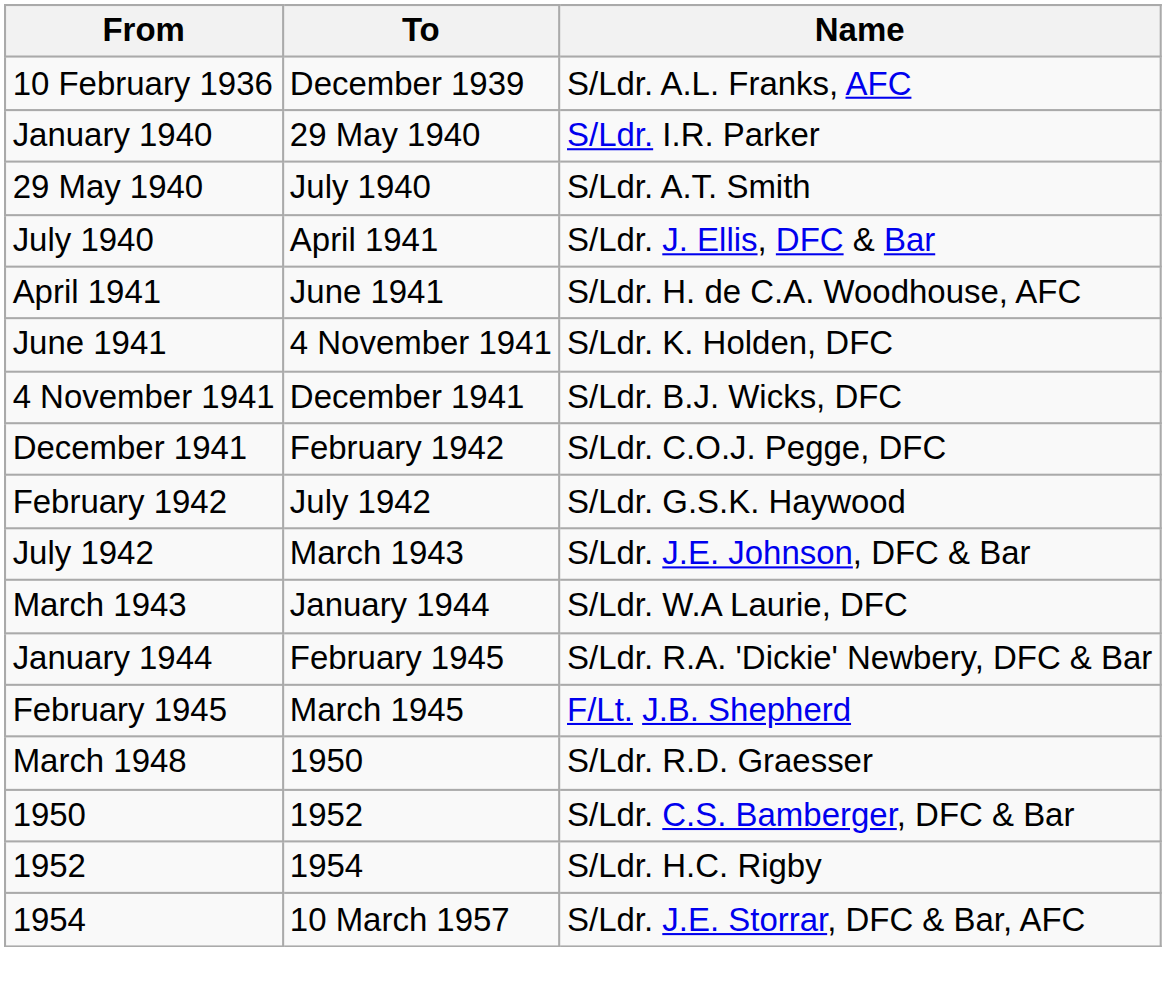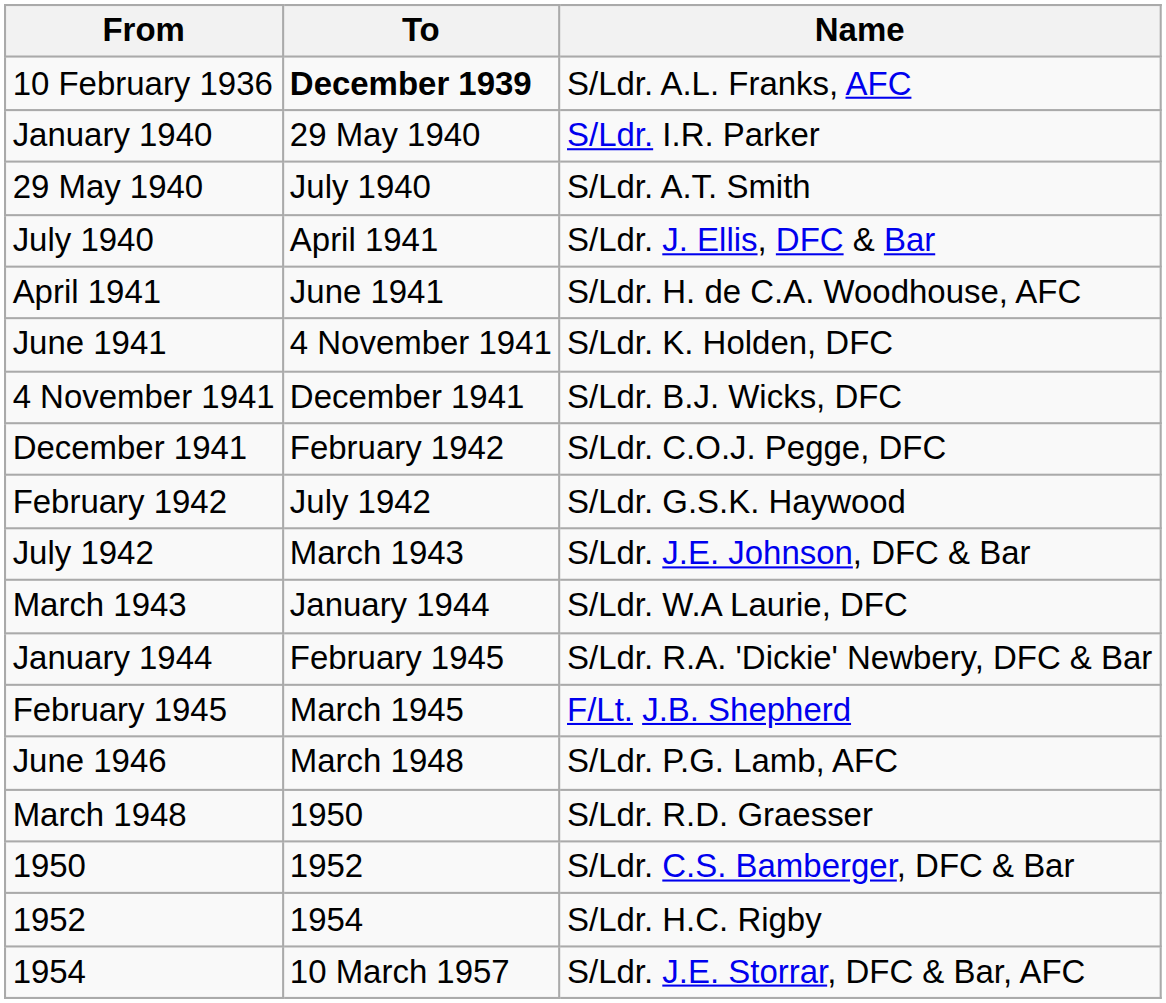(407, 82) normal -> (411, 82) bold
+ row: (90, 762)
